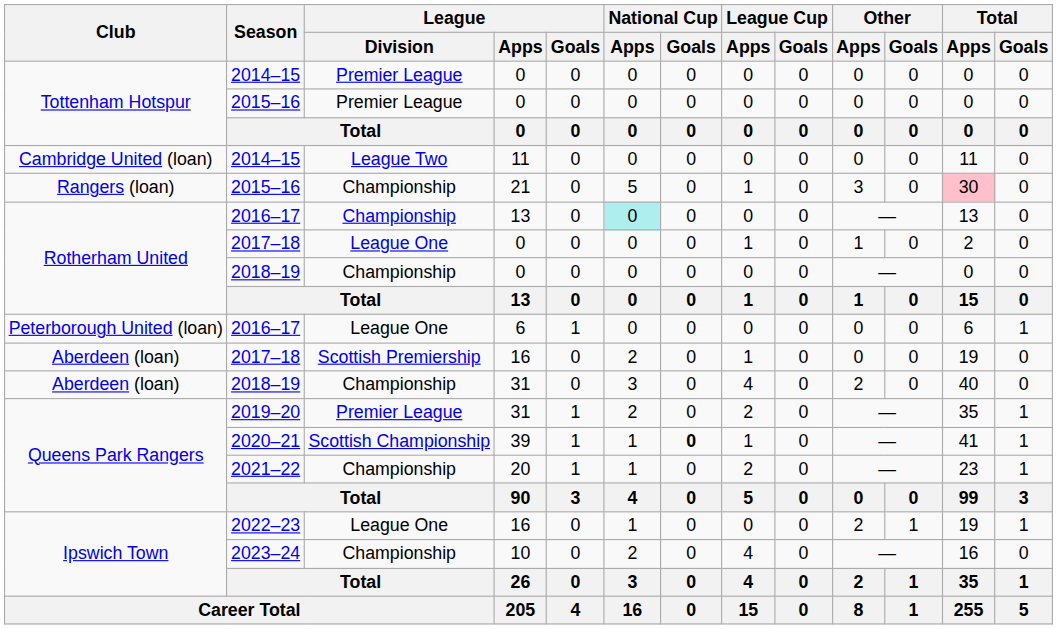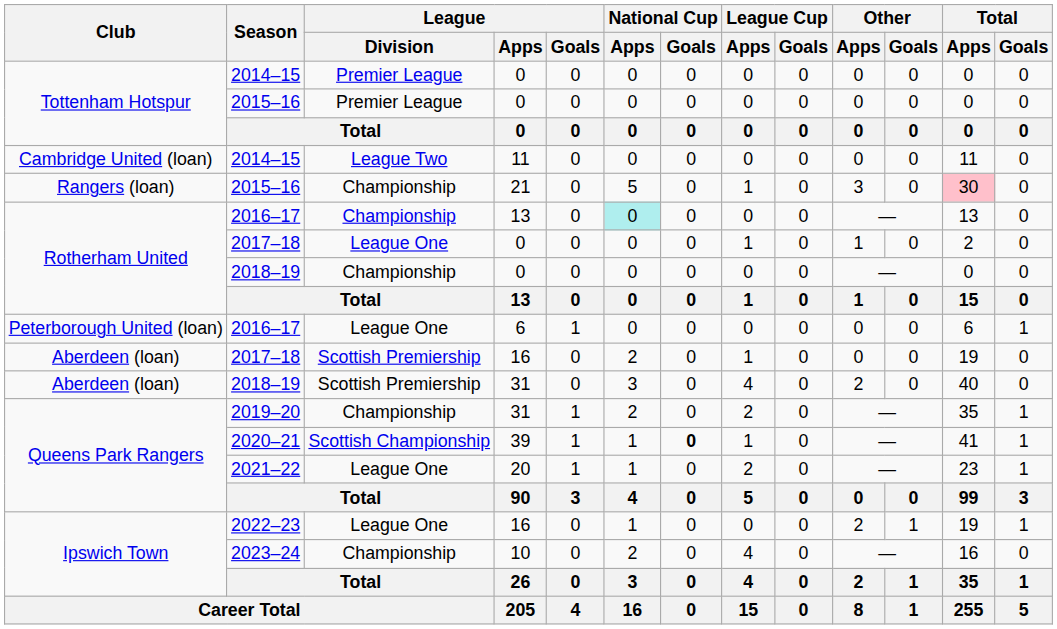(399, 384) Championship -> (399, 384) Scottish Premiership
(399, 412) Premier League -> (399, 412) Championship
(399, 469) Championship -> (399, 469) League One
